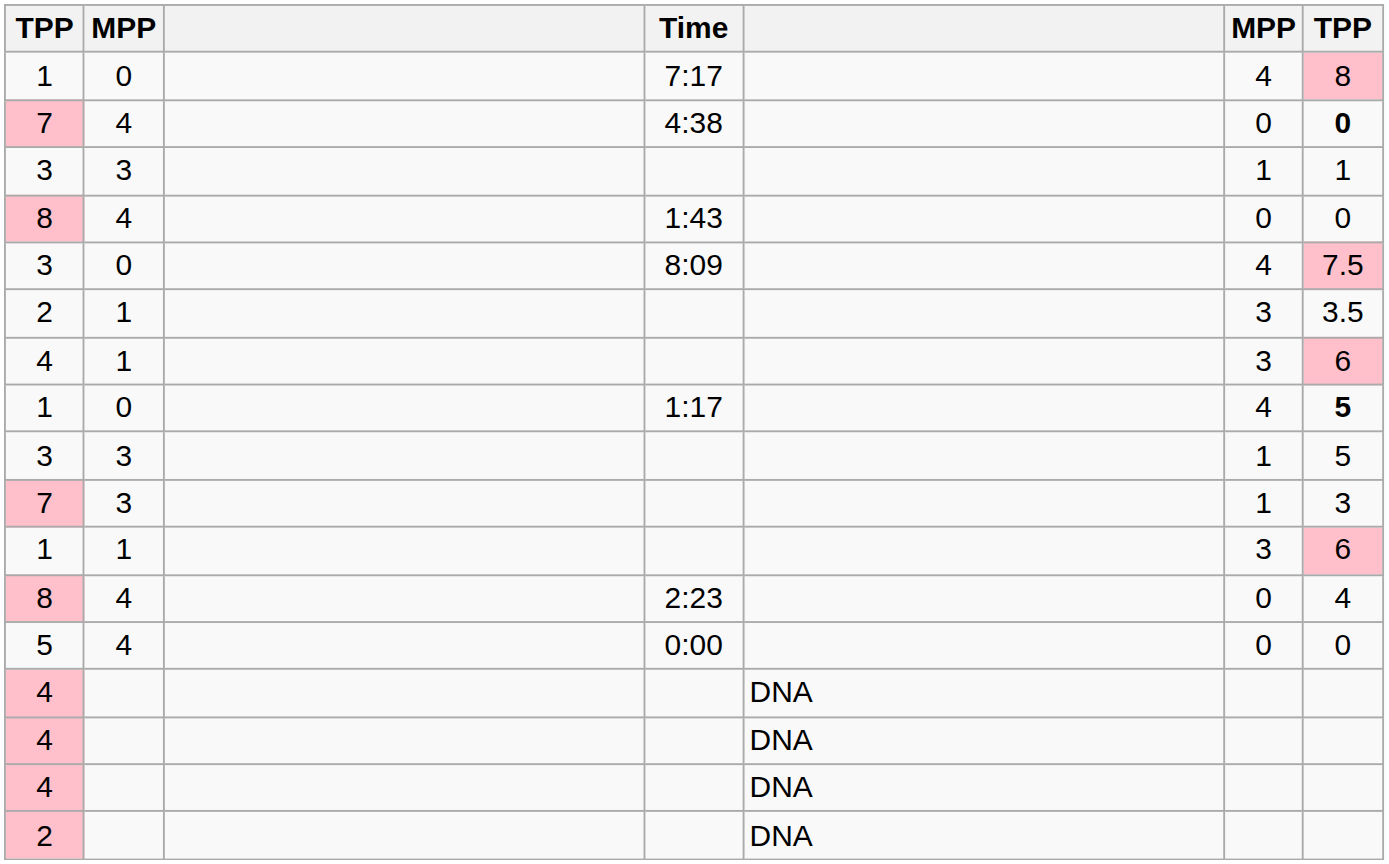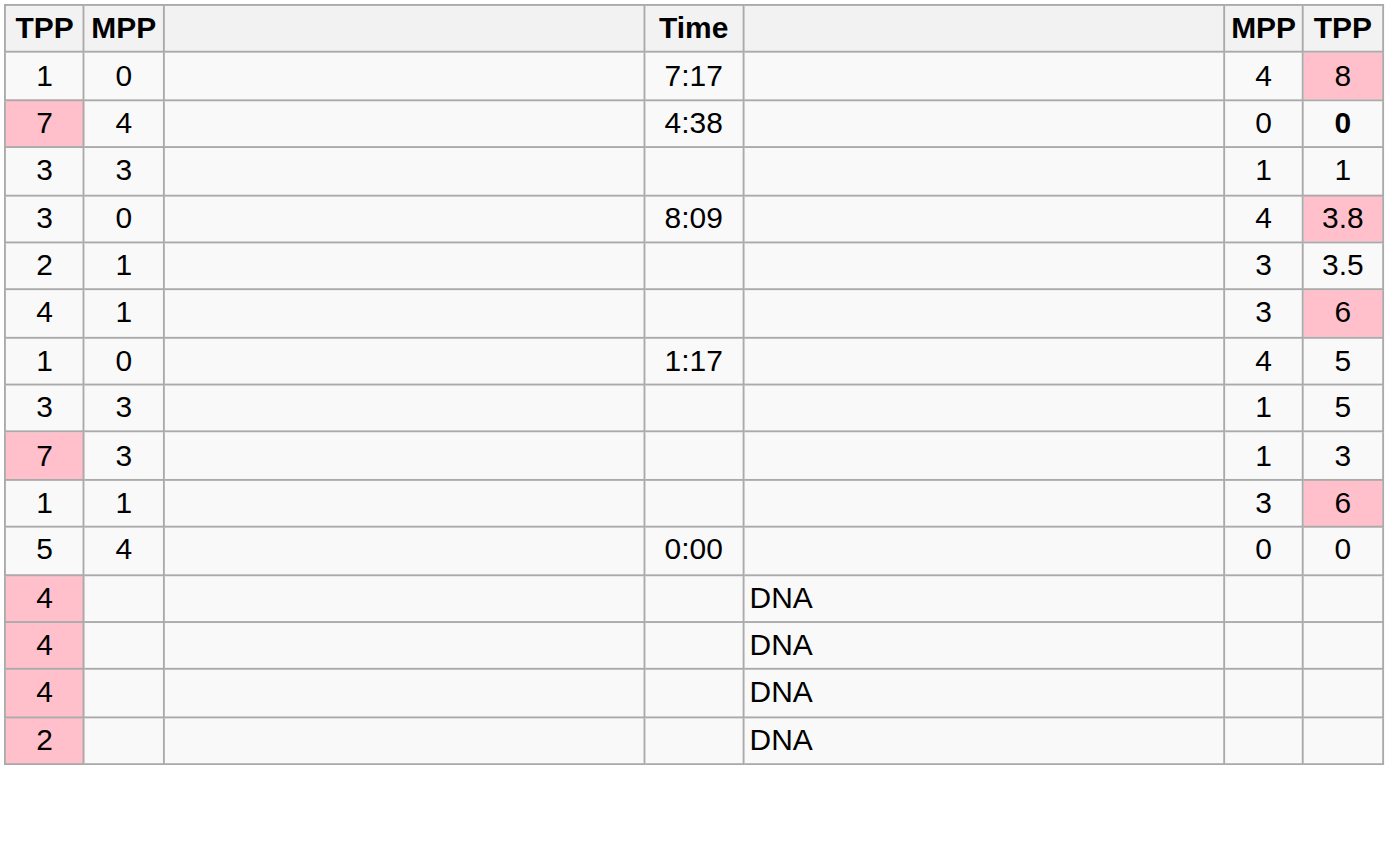- row: (45, 218)
(1343, 265) 7.5 -> (1343, 218) 3.8
(1343, 407) bold -> (1343, 360) normal
- row: (45, 597)
